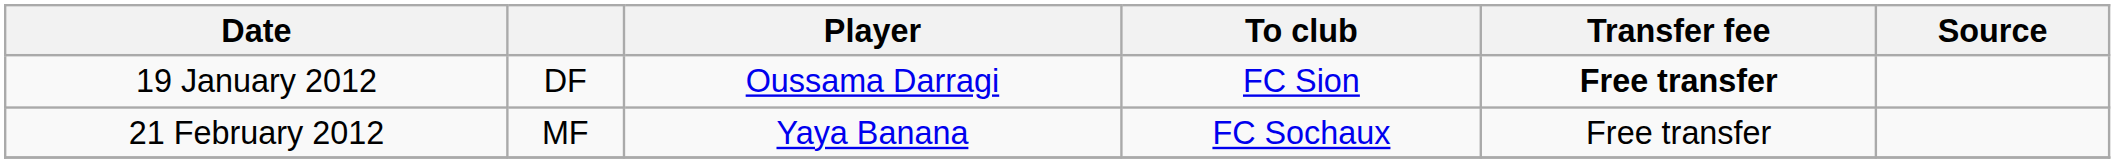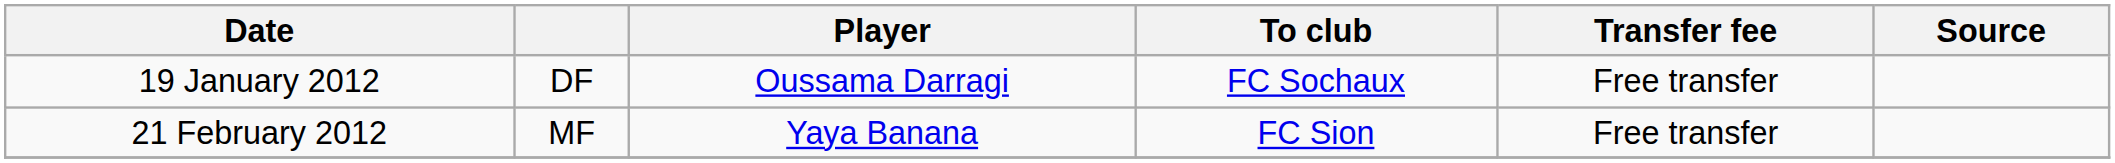(1301, 81) FC Sion -> (1316, 81) FC Sochaux
(1679, 81) bold -> (1686, 81) normal
(1301, 132) FC Sochaux -> (1316, 132) FC Sion
